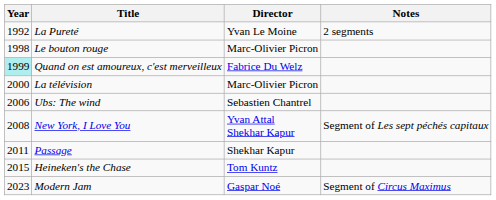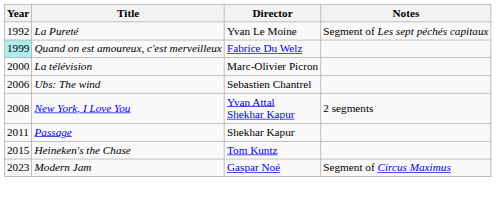(348, 31) 2 segments -> (406, 31) Segment of Les sept péchés capitaux
- row: (71, 48)
(406, 126) Segment of Les sept péchés capitaux -> (348, 108) 2 segments
